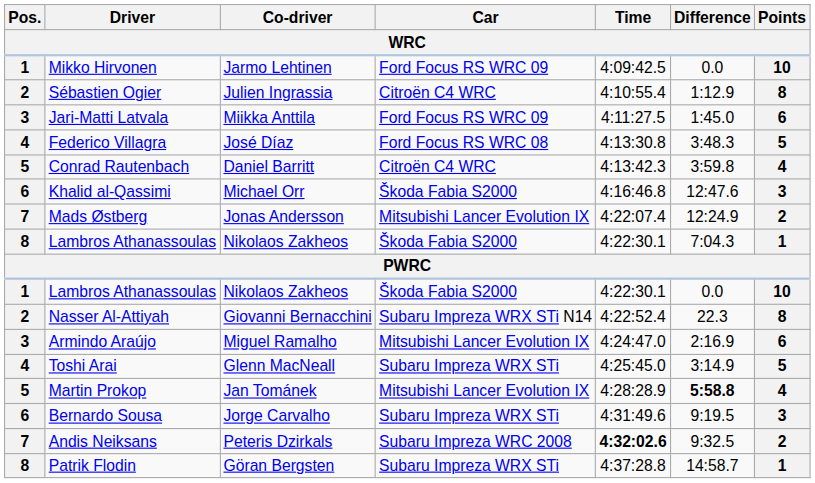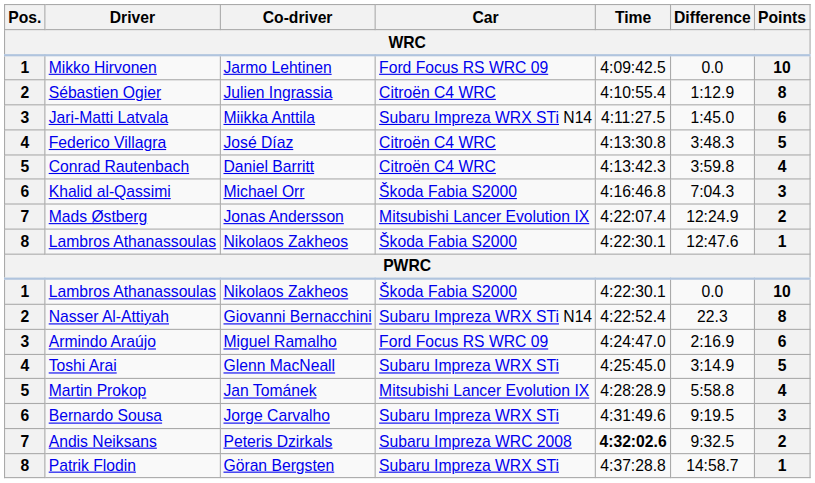(464, 118) Ford Focus RS WRC 09 -> (486, 118) Subaru Impreza WRX STi N14
(464, 142) Ford Focus RS WRC 08 -> (437, 142) Citroën C4 WRC
(712, 192) 12:47.6 -> (712, 192) 7:04.3
(712, 242) 7:04.3 -> (712, 242) 12:47.6
(484, 342) Mitsubishi Lancer Evolution IX -> (464, 342) Ford Focus RS WRC 09
(712, 391) bold -> (712, 391) normal
